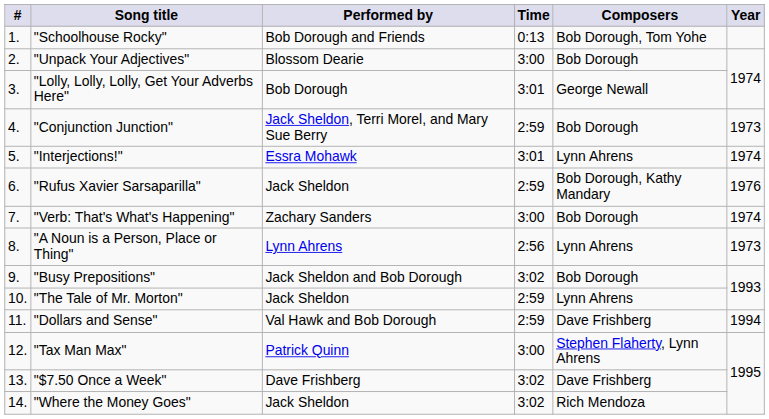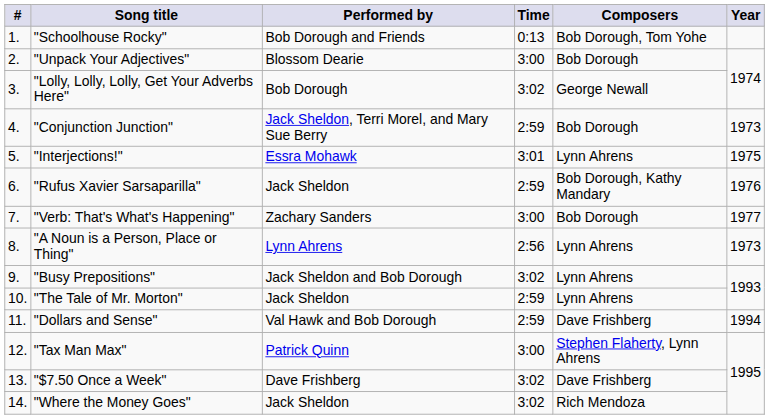(531, 89) 3:01 -> (531, 89) 3:02
(746, 157) 1974 -> (746, 157) 1975
(746, 217) 1974 -> (746, 217) 1977
(597, 276) Bob Dorough -> (595, 276) Lynn Ahrens
